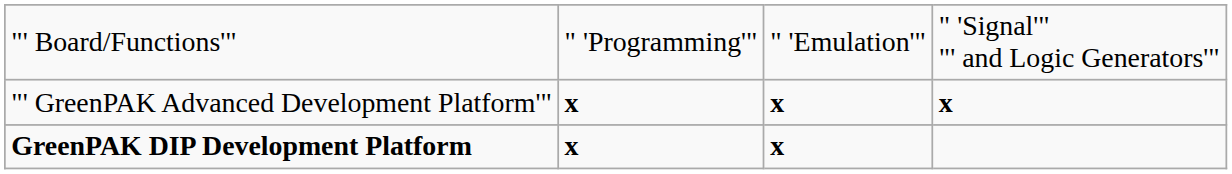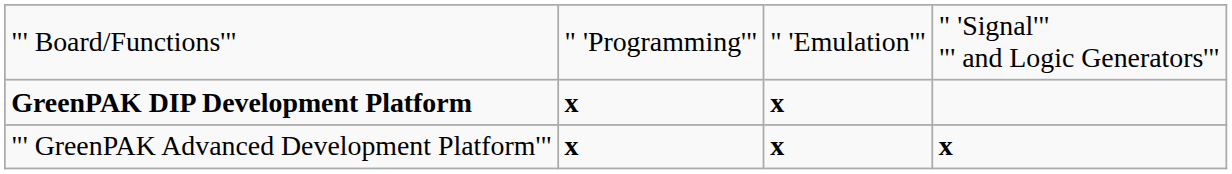rows swapped: (242, 146) <-> (282, 102)
